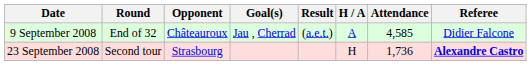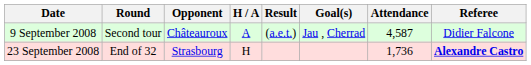columns swapped: (352, 13) <-> (264, 13)
(133, 32) End of 32 -> (133, 32) Second tour
(400, 32) 4,585 -> (400, 32) 4,587
(133, 51) Second tour -> (133, 51) End of 32
